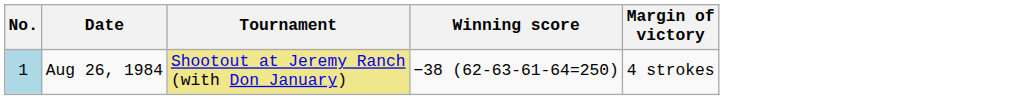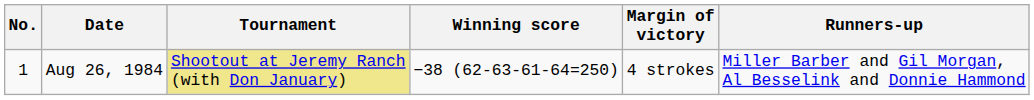+ column: (874, 27)
(23, 72) lightblue background -> (23, 72) no background
